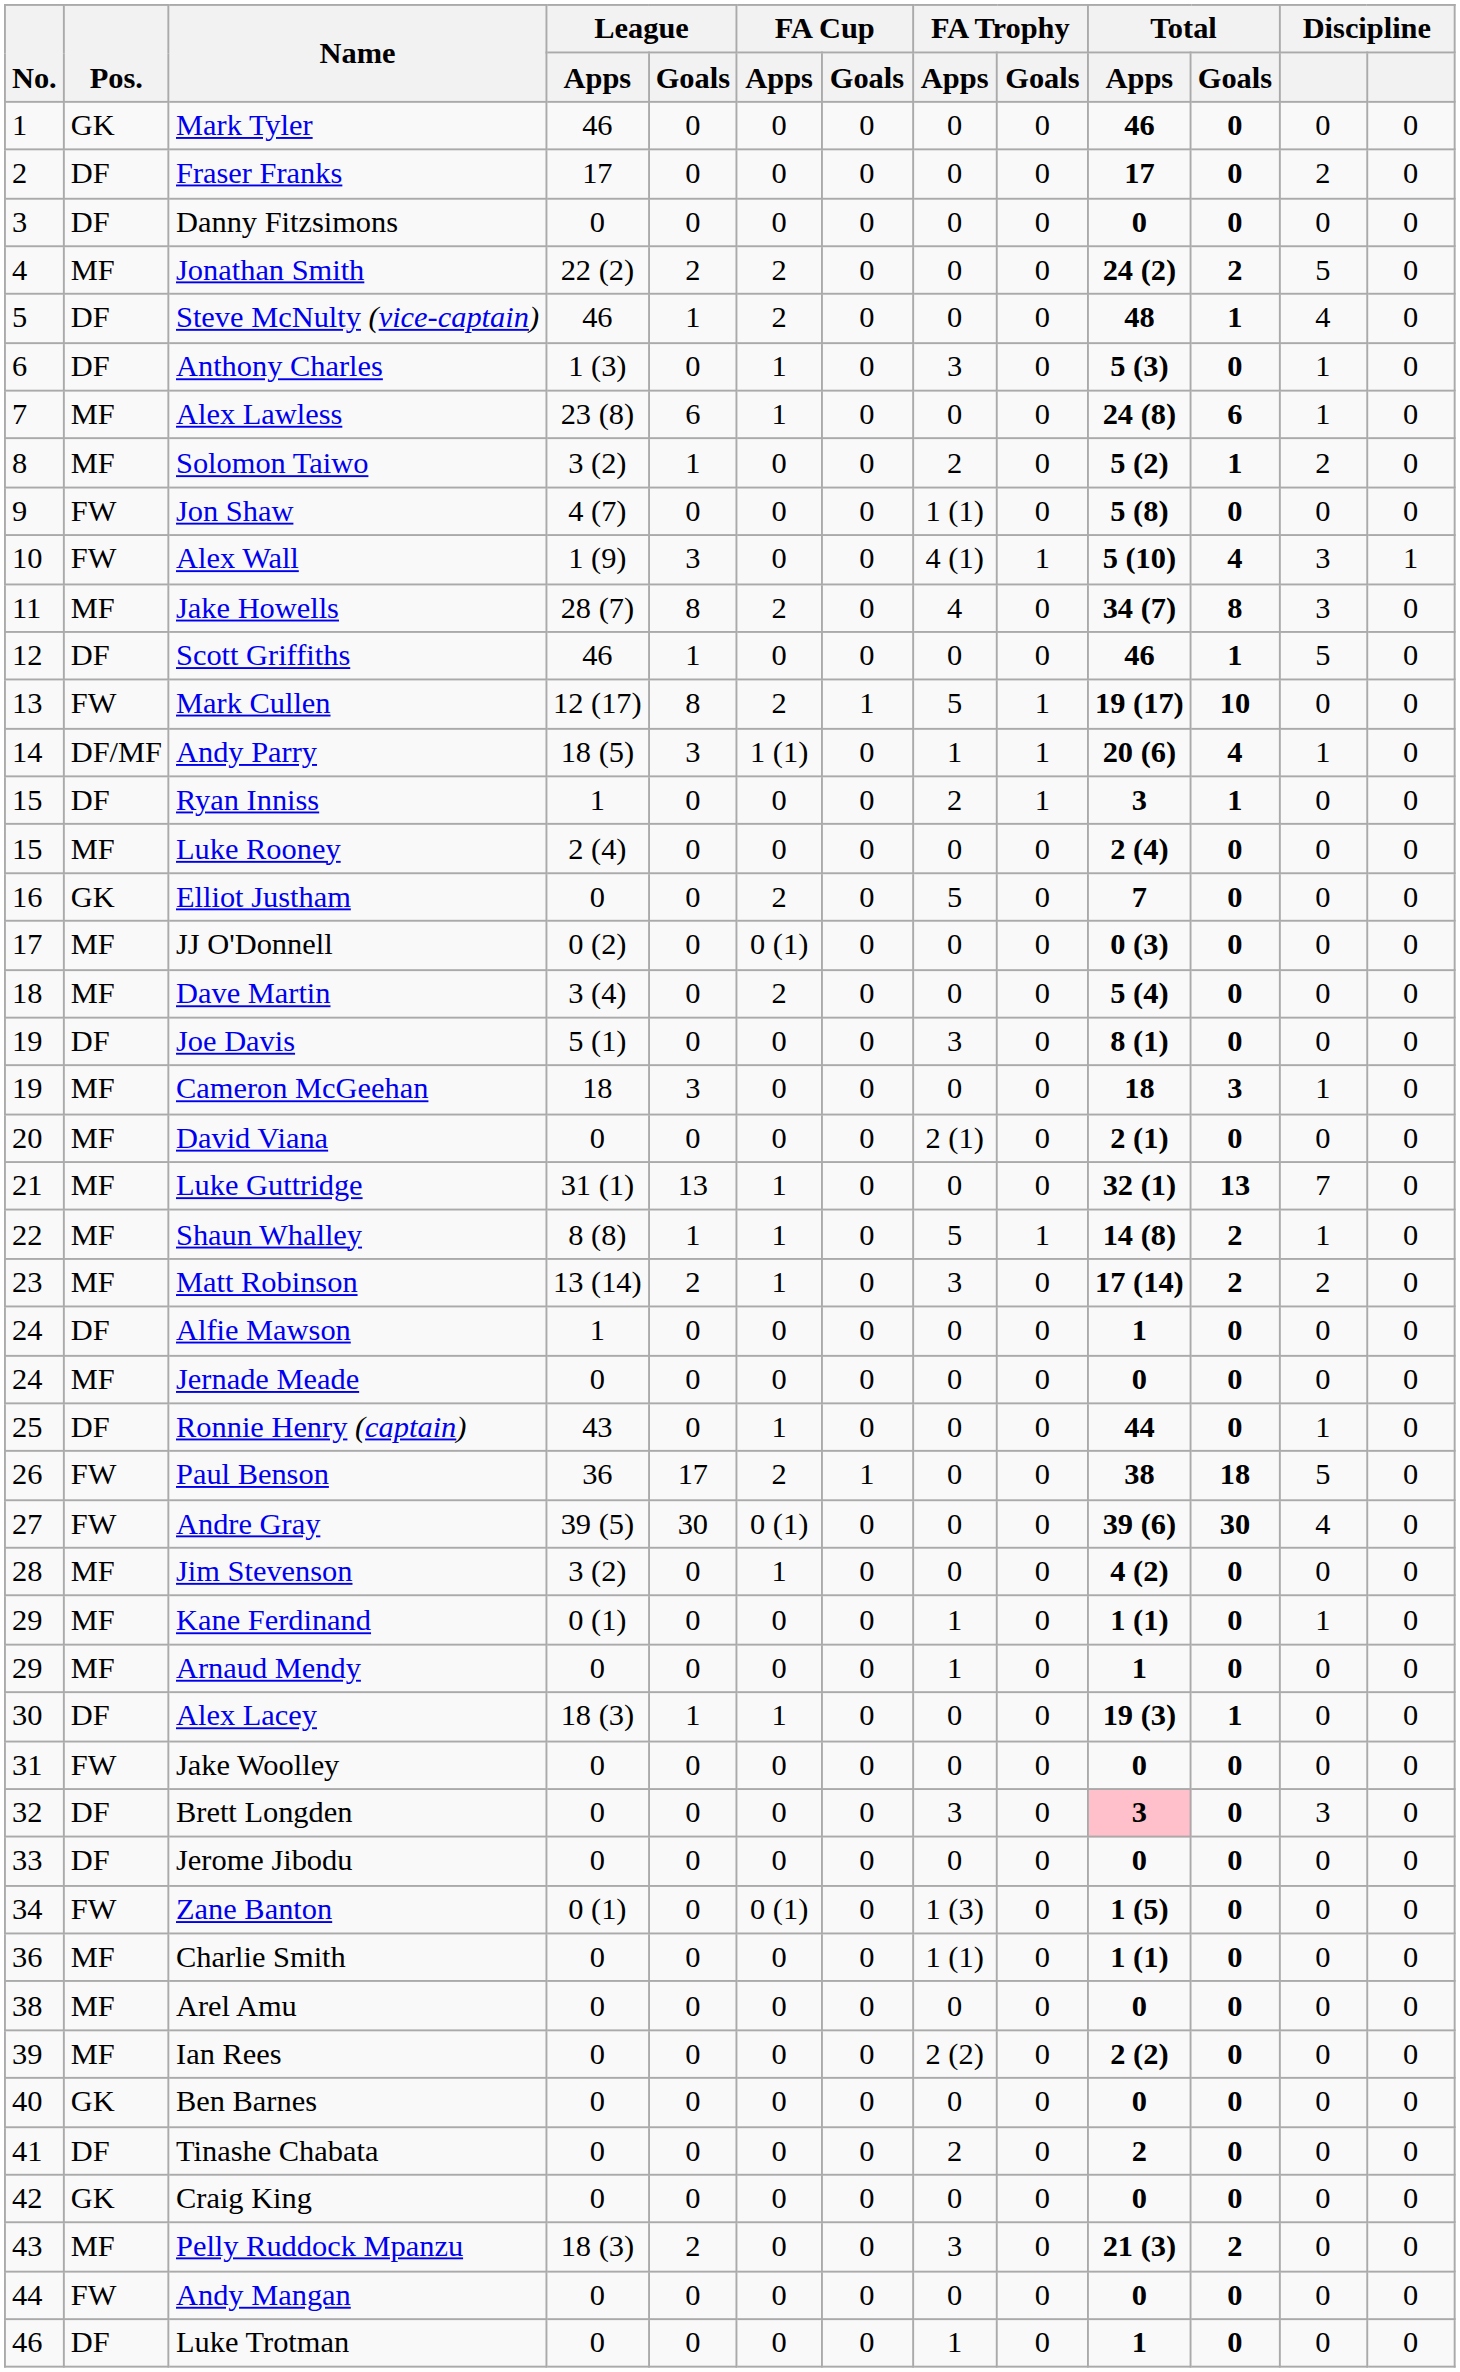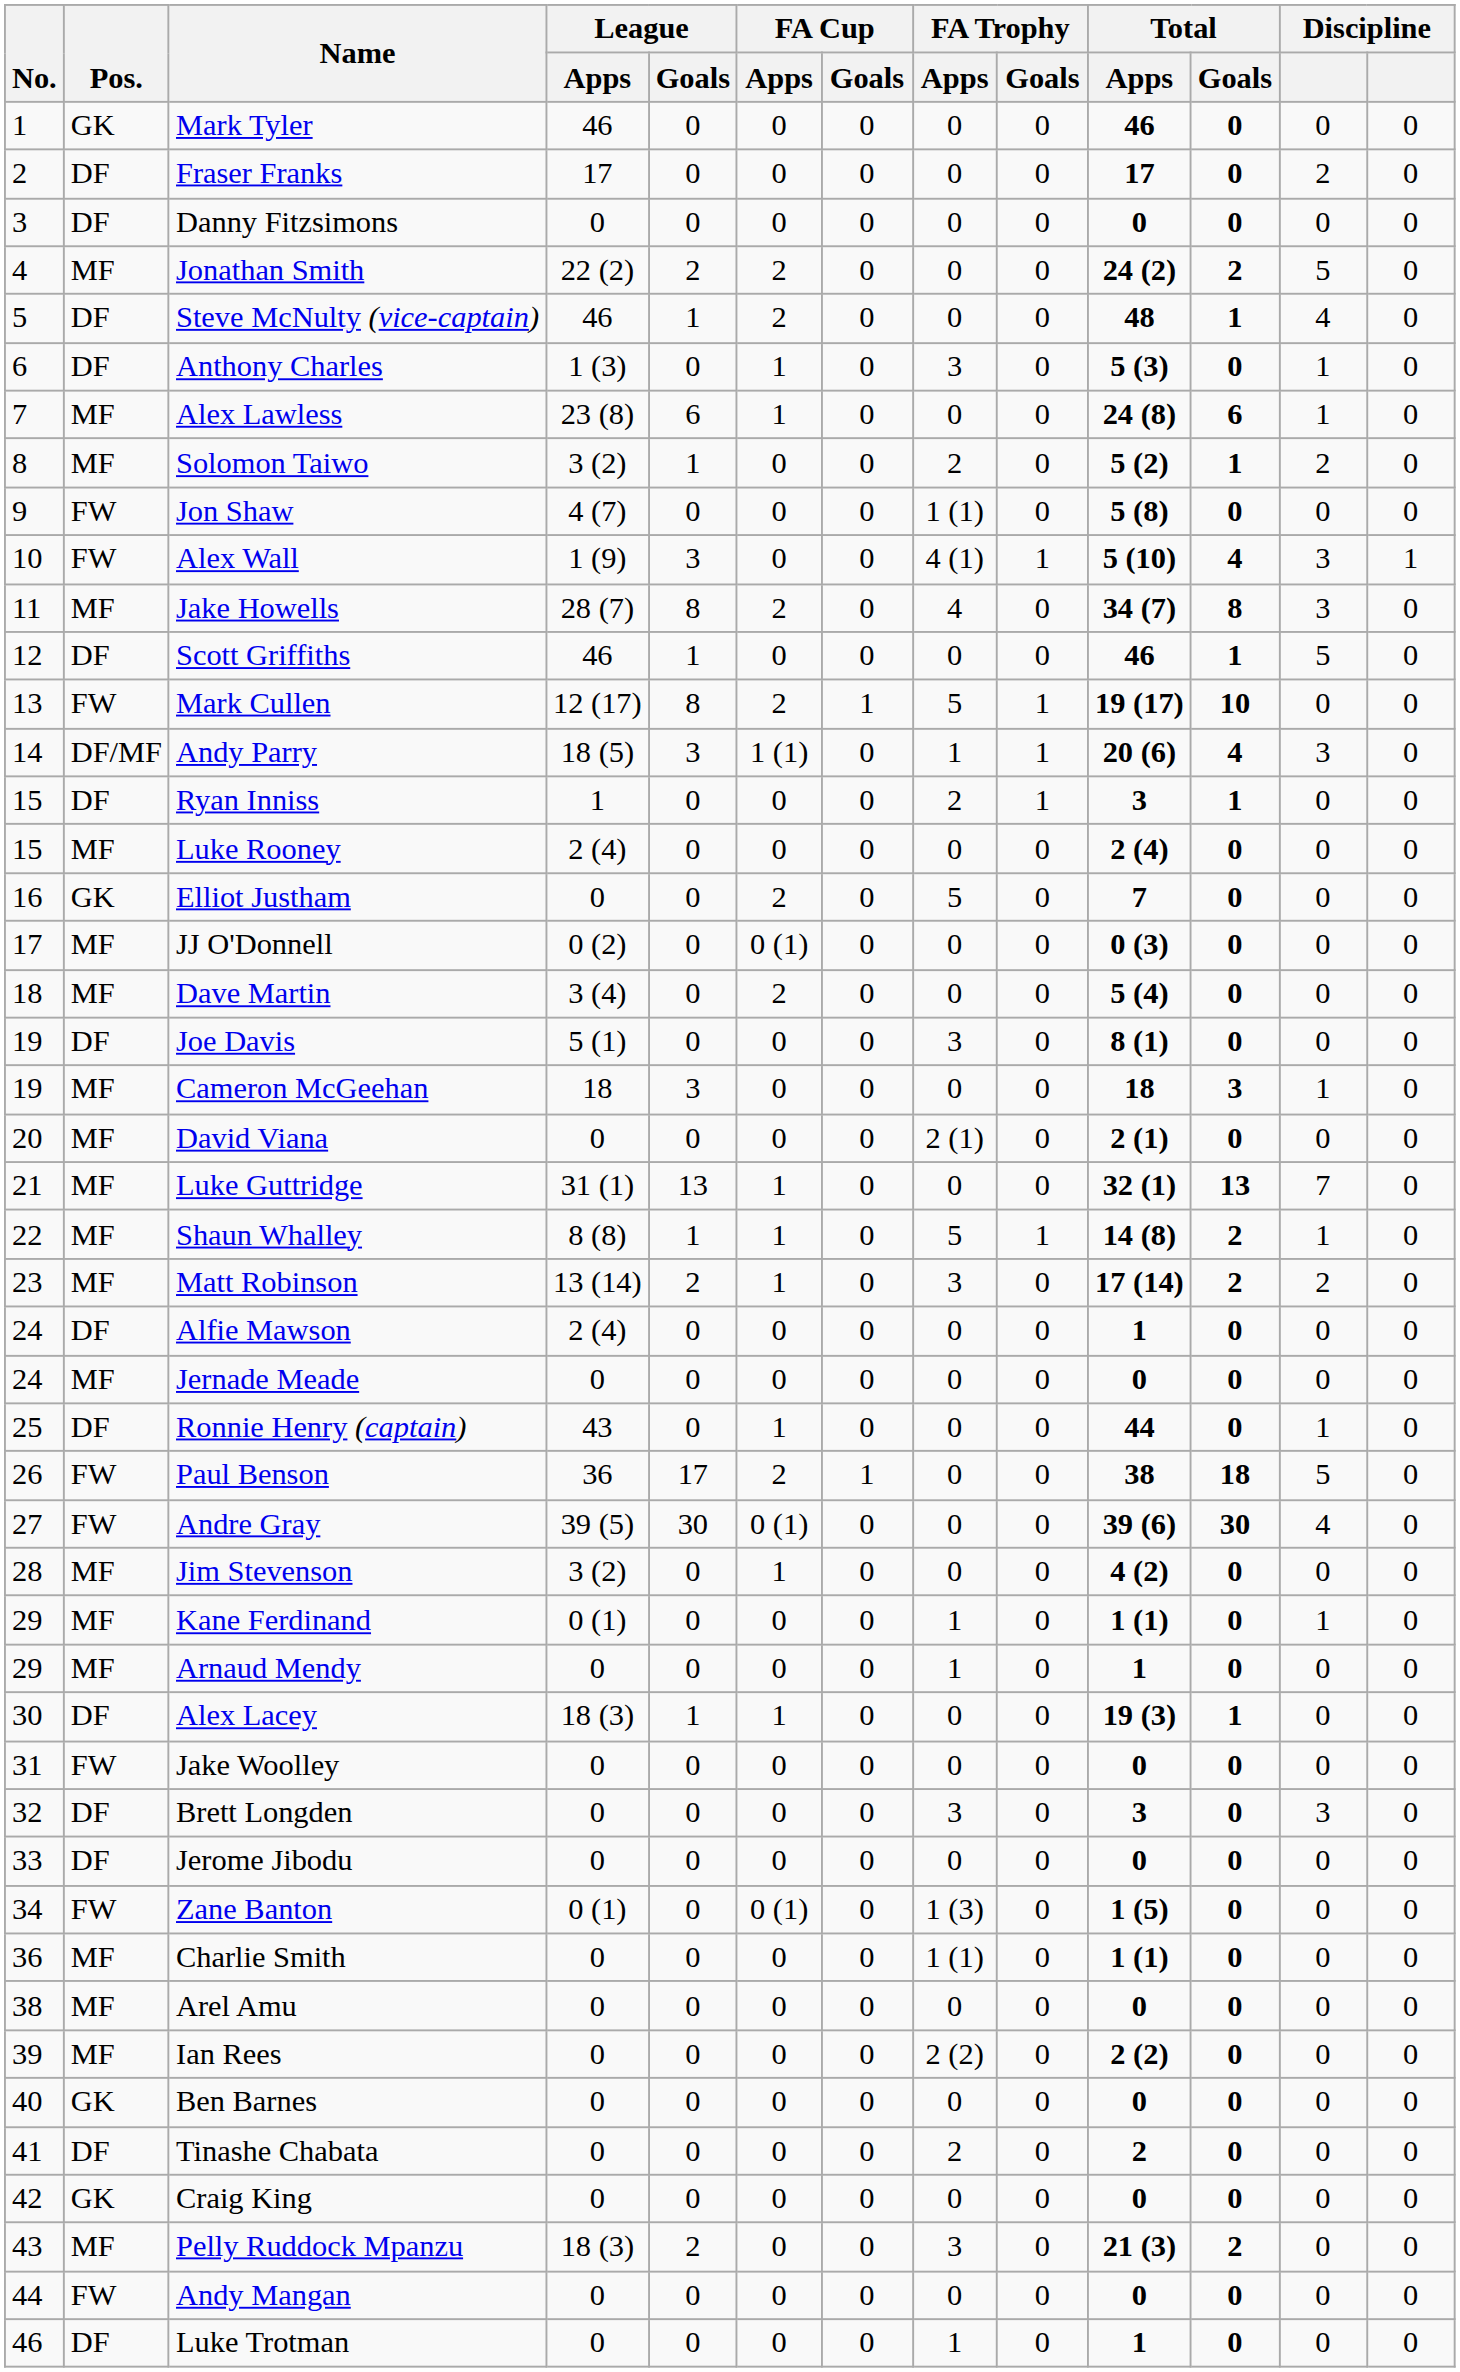(1323, 751) 1 -> (1323, 751) 3
(597, 1330) 1 -> (597, 1330) 2 (4)
(1139, 1812) pink background -> (1139, 1812) no background
